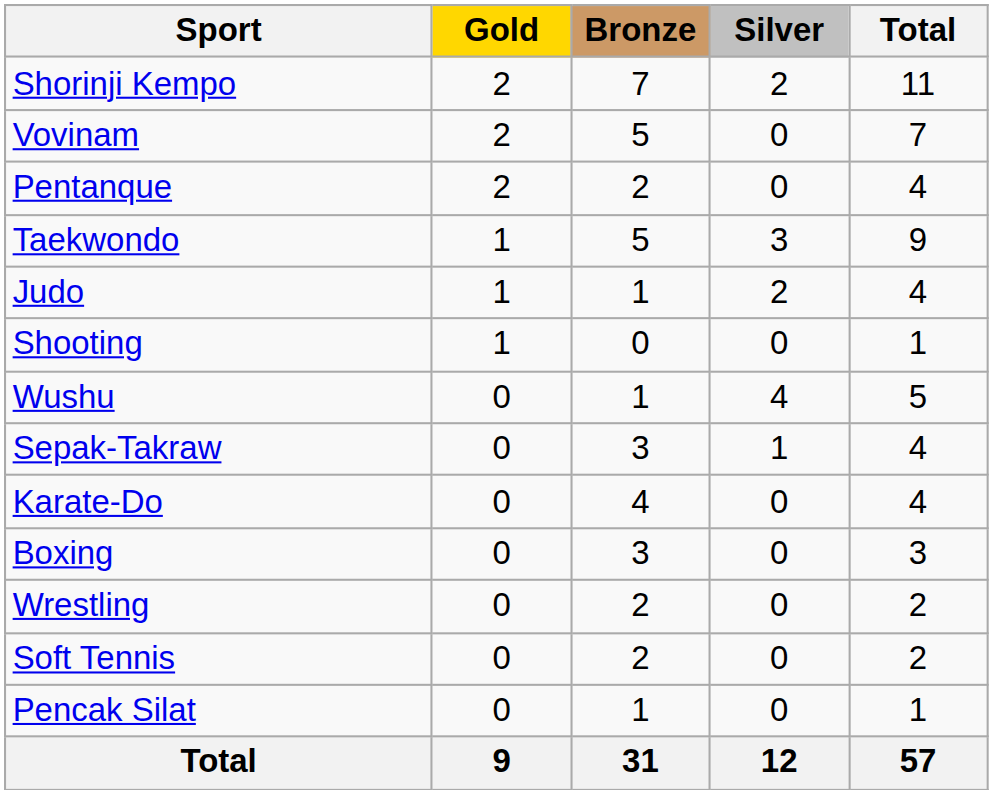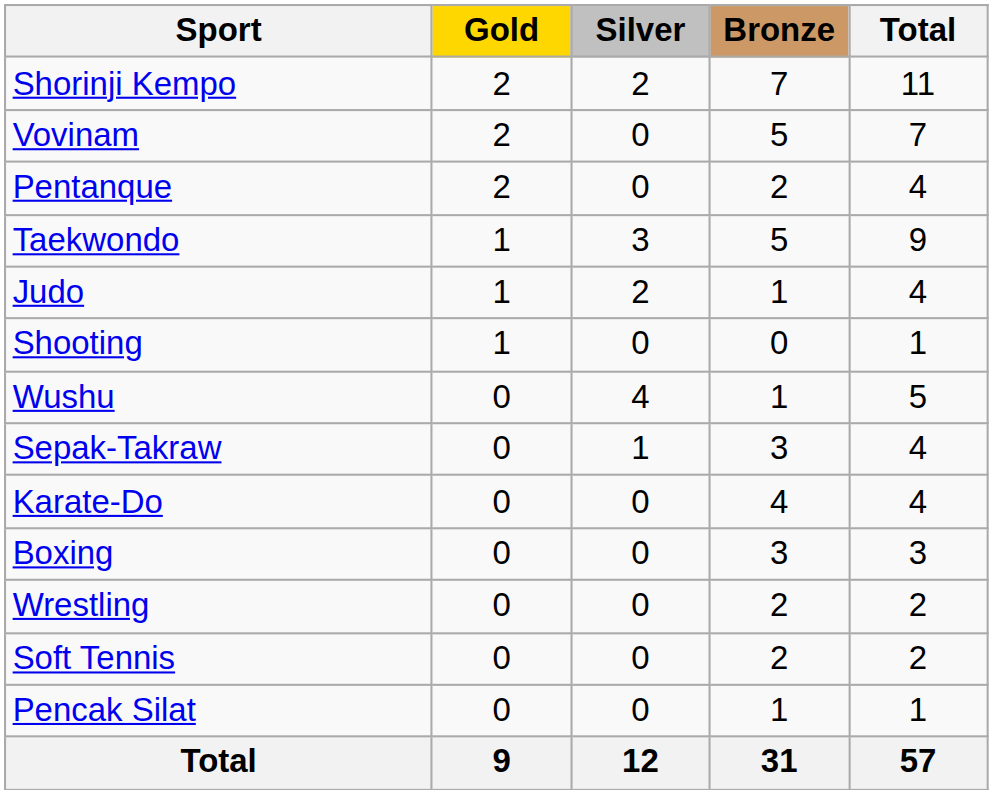columns swapped: (779, 30) <-> (640, 30)
